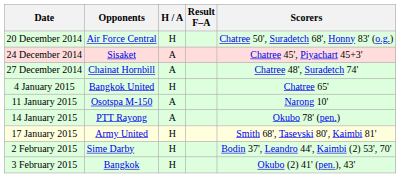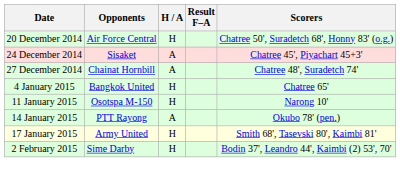(172, 102) A -> (172, 102) H
- row: (44, 165)
